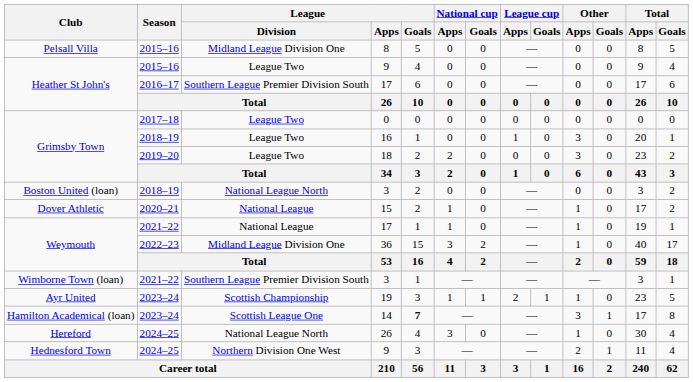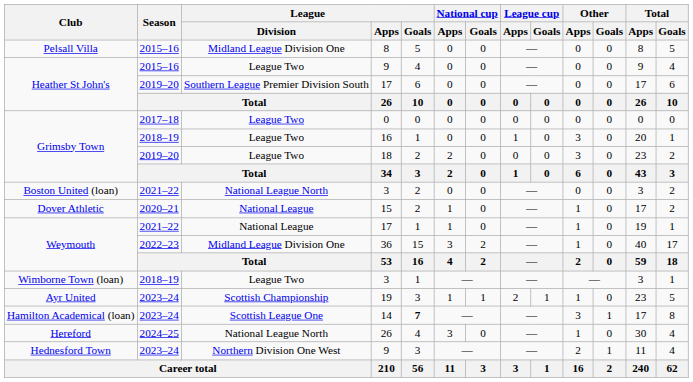(159, 84) 2016–17 -> (159, 84) 2019–20
(159, 191) 2018–19 -> (159, 191) 2021–22
(159, 279) 2021–22 -> (159, 279) 2018–19
(276, 279) Southern League Premier Division South -> (276, 279) League Two
(159, 350) 2024–25 -> (159, 350) 2023–24
